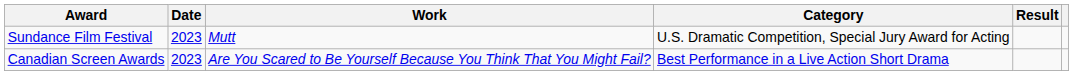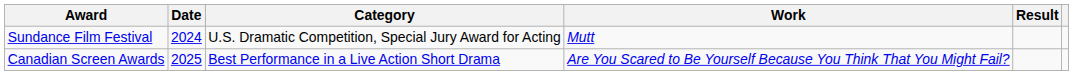columns swapped: (833, 15) <-> (429, 15)
(186, 37) 2023 -> (186, 37) 2024
(186, 59) 2023 -> (186, 59) 2025
